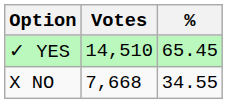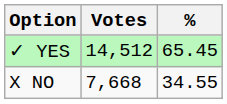(119, 51) 14,510 -> (119, 51) 14,512
